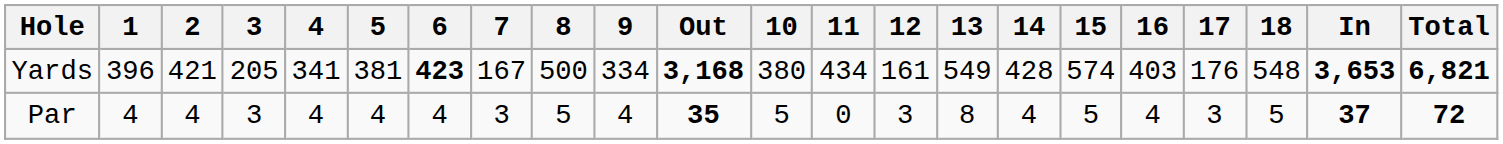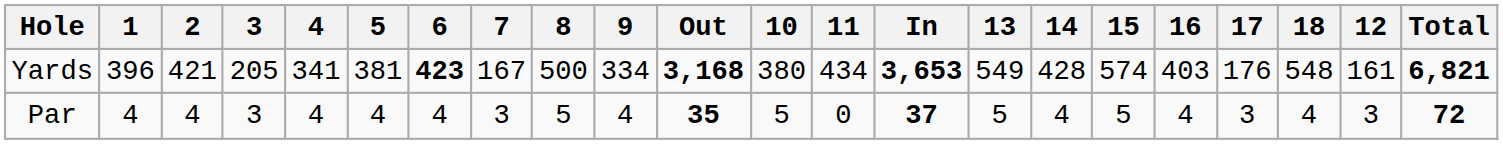columns swapped: (905, 27) <-> (1355, 27)
(967, 116) 8 -> (1000, 116) 5
(1276, 116) 5 -> (1309, 116) 4
